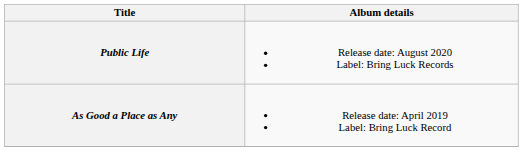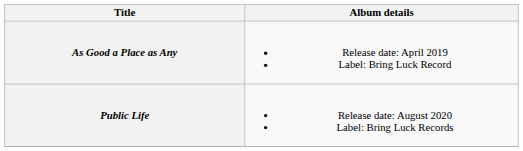rows swapped: (125, 115) <-> (125, 52)
